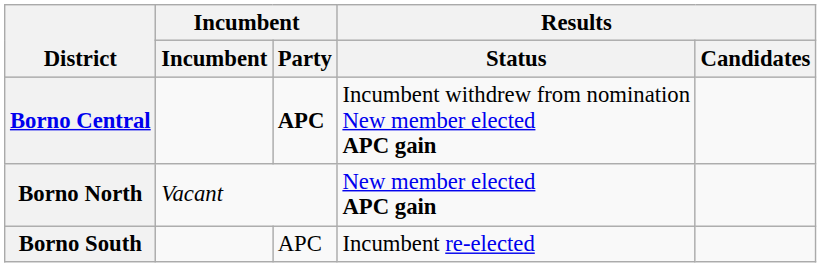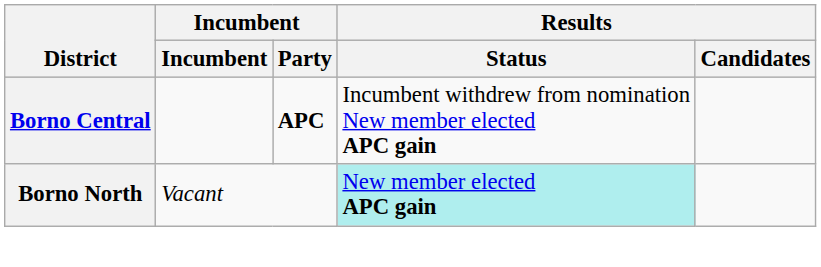(439, 194) no background -> (439, 194) paleturquoise background
- row: (80, 243)
